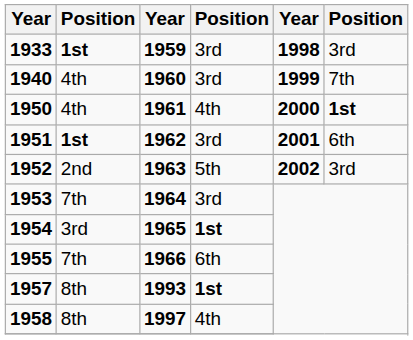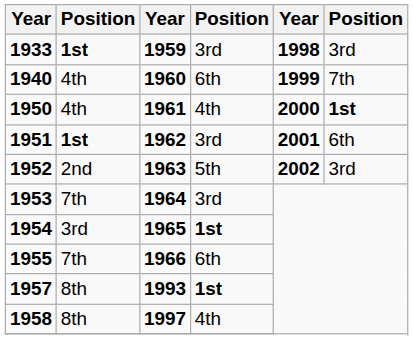(208, 79) 3rd -> (208, 79) 6th
